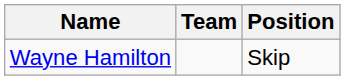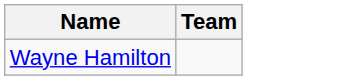- column: (291, 22)
